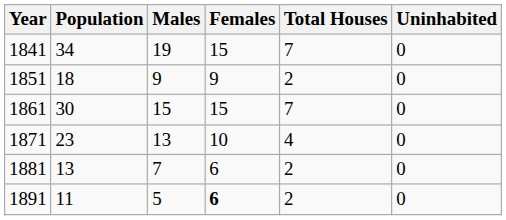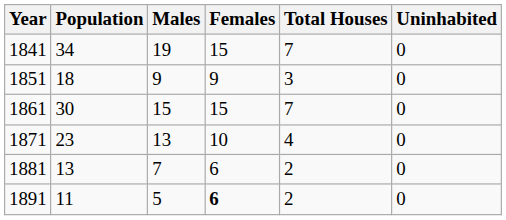(289, 79) 2 -> (289, 79) 3
